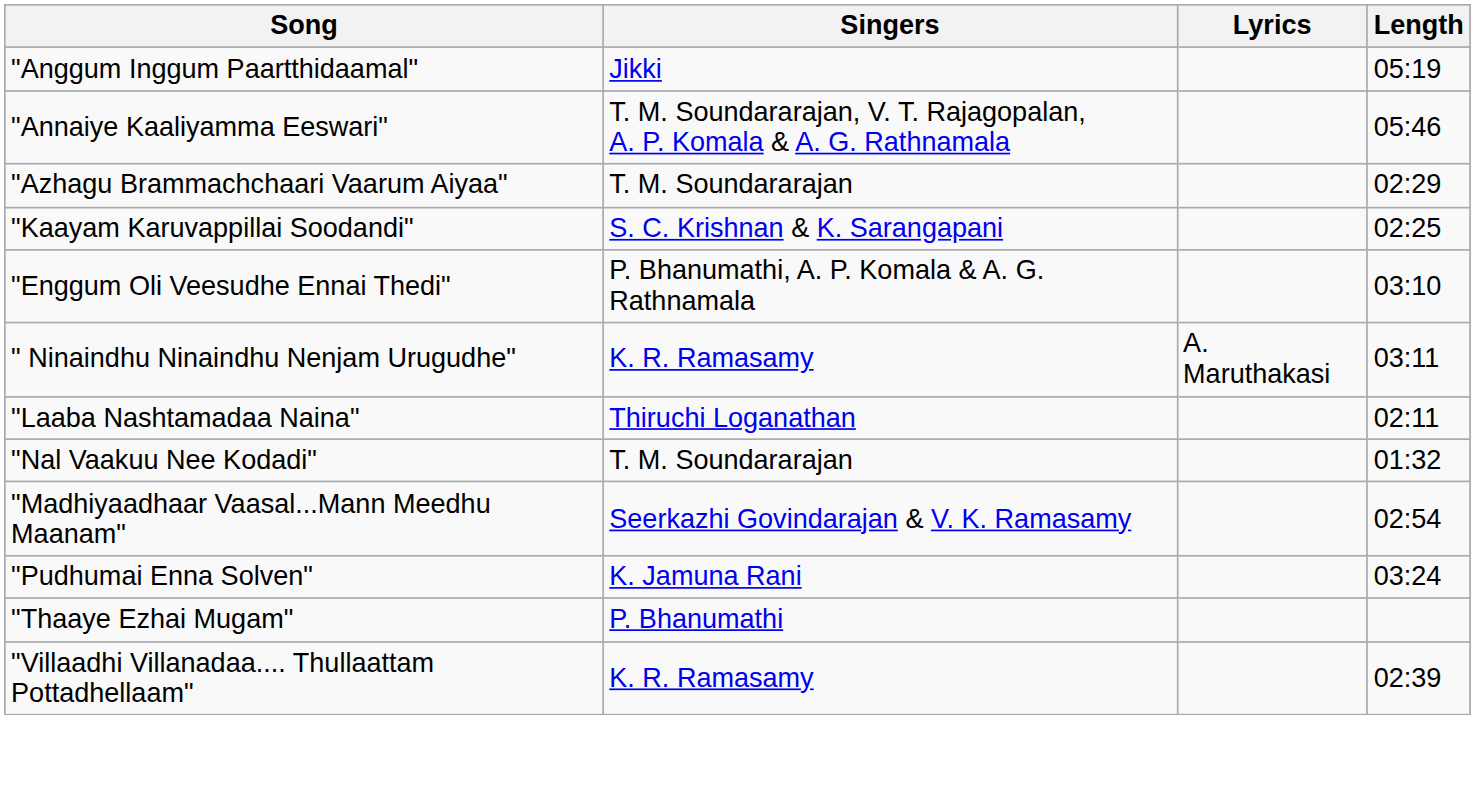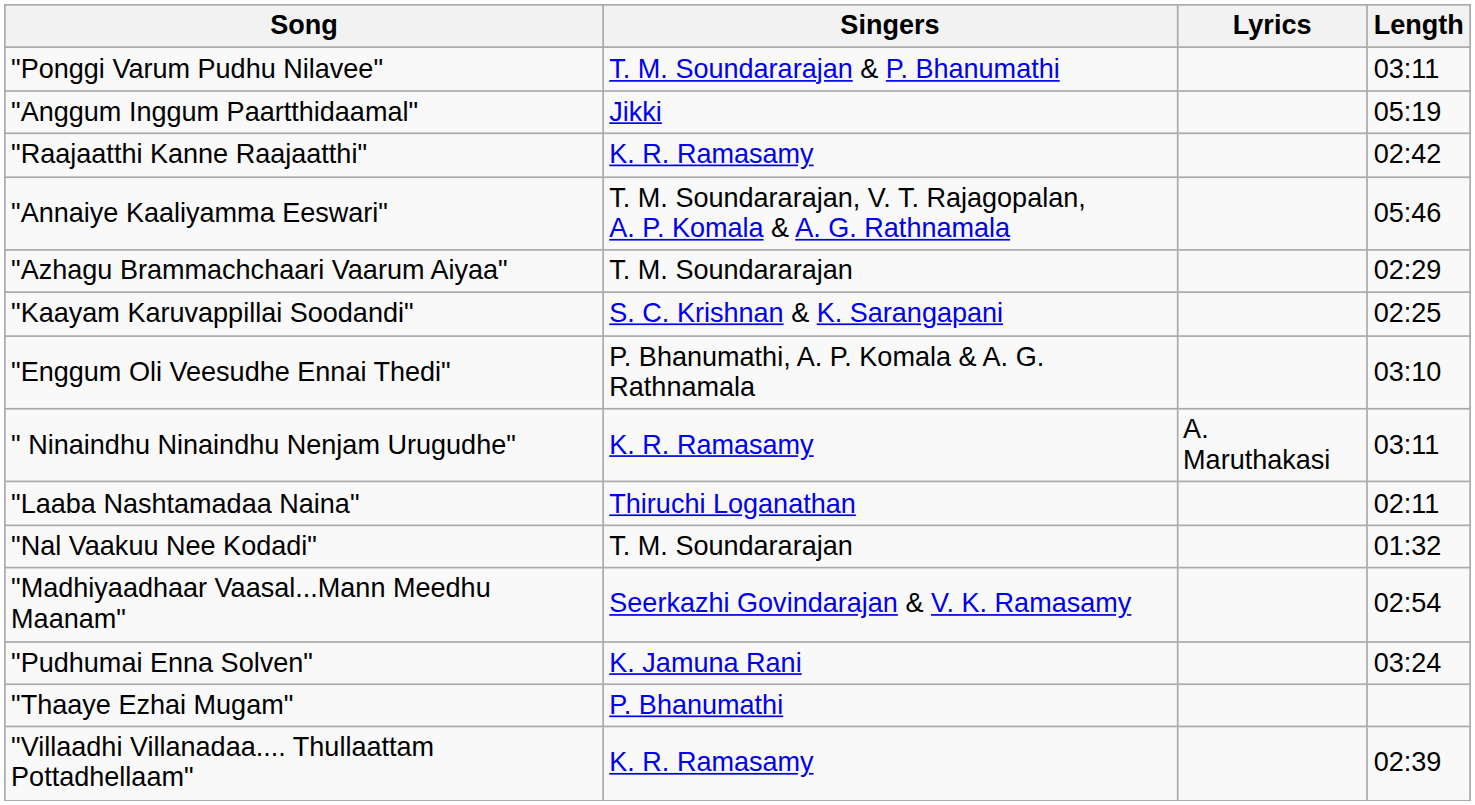+ row: (197, 68)
+ row: (189, 154)
